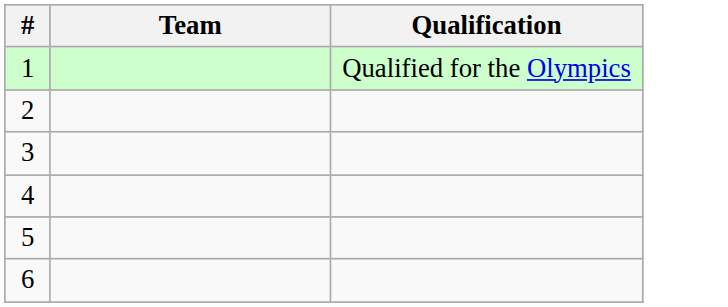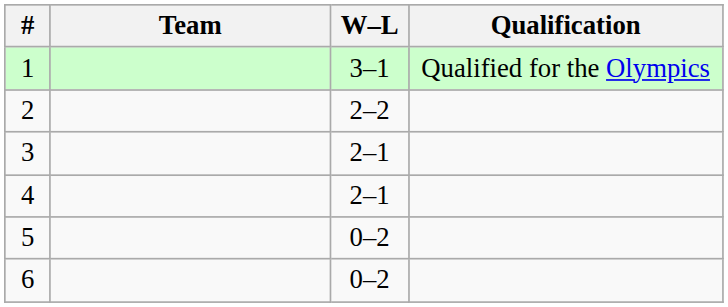+ column: (370, 25)
